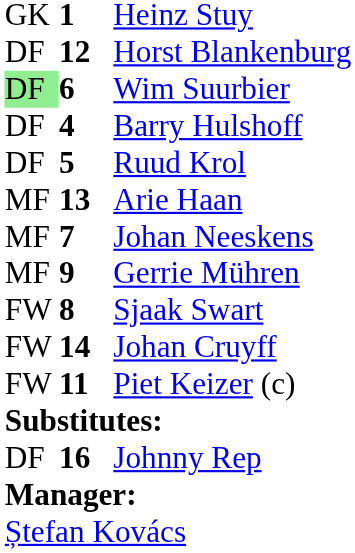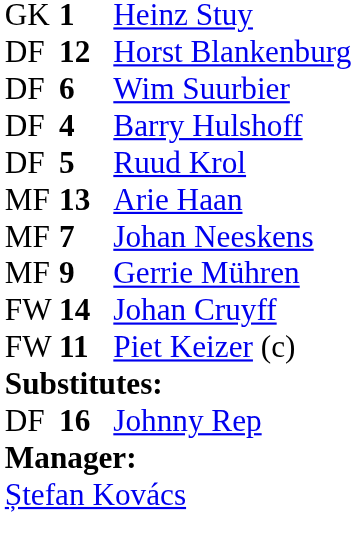(25, 88) lightgreen background -> (25, 88) no background
- row: (188, 309)
